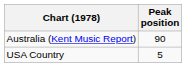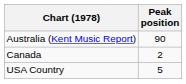+ row: (24, 54)
